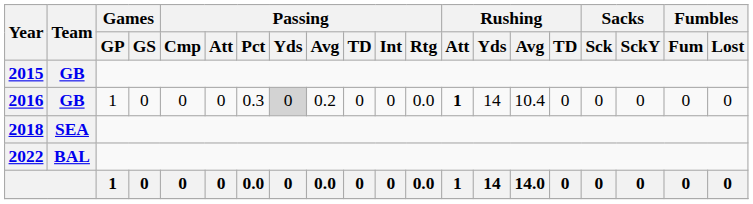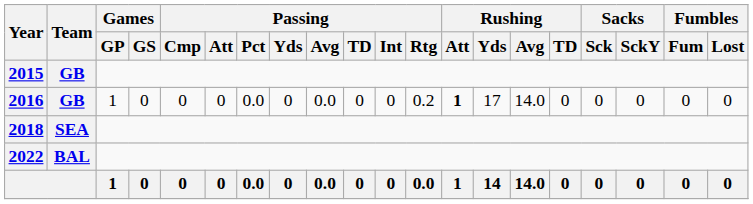(253, 101) 0.3 -> (253, 101) 0.0
(288, 101) lightgrey background -> (288, 101) no background
(325, 101) 0.2 -> (325, 101) 0.0
(424, 101) 0.0 -> (424, 101) 0.2
(492, 101) 14 -> (492, 101) 17
(530, 101) 10.4 -> (530, 101) 14.0
